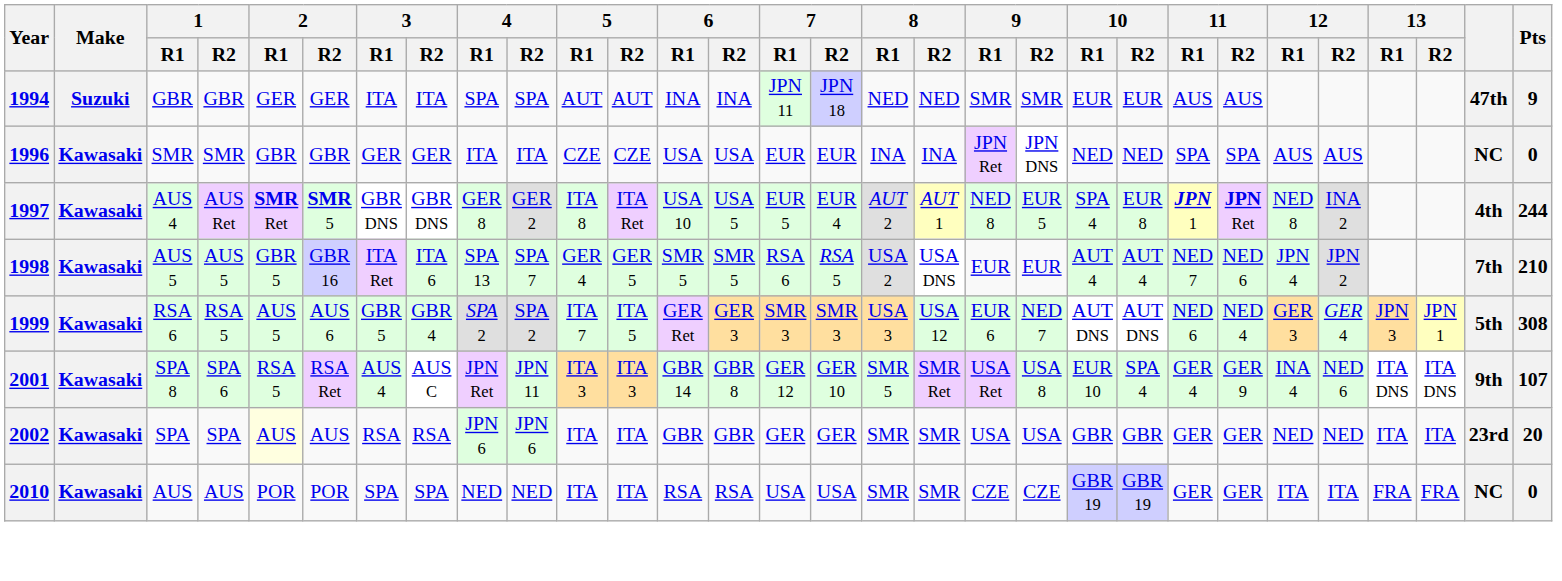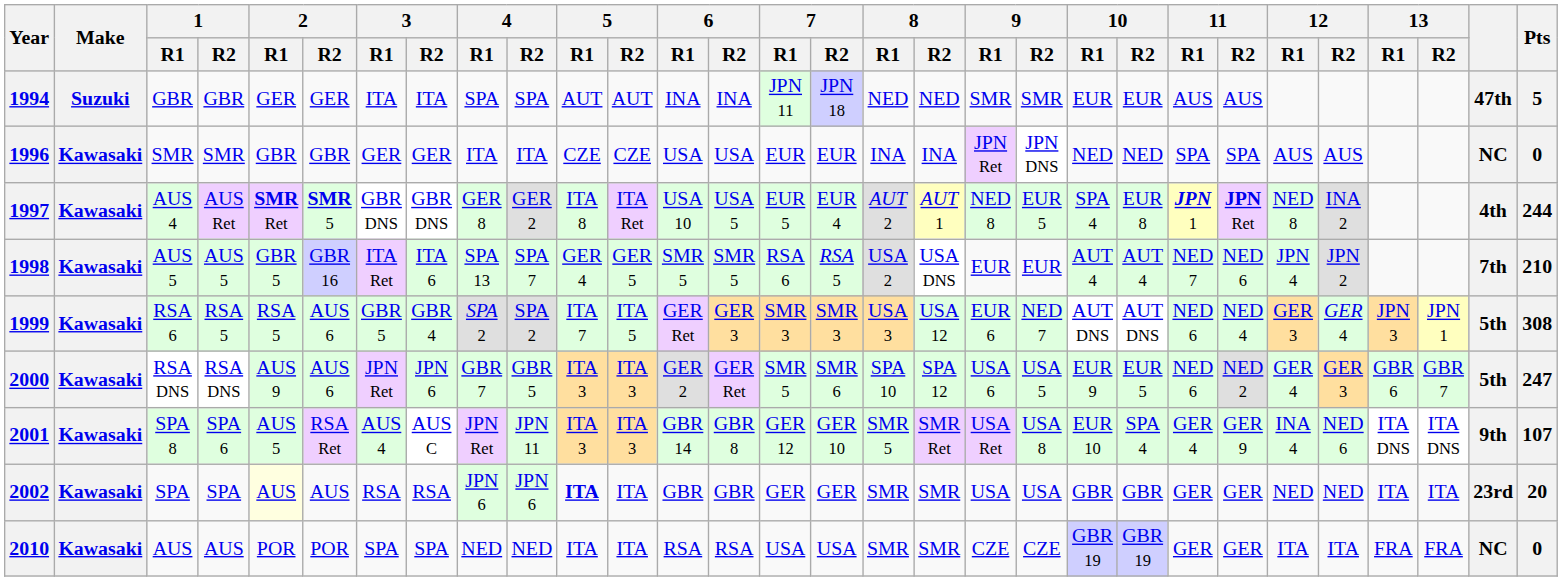(1533, 98) 9 -> (1537, 98) 5
(276, 323) AUS 5 -> (276, 323) RSA 5
+ row: (29, 379)
(276, 379) RSA 5 -> (276, 435) AUS 5
(582, 435) normal -> (582, 492) bold
